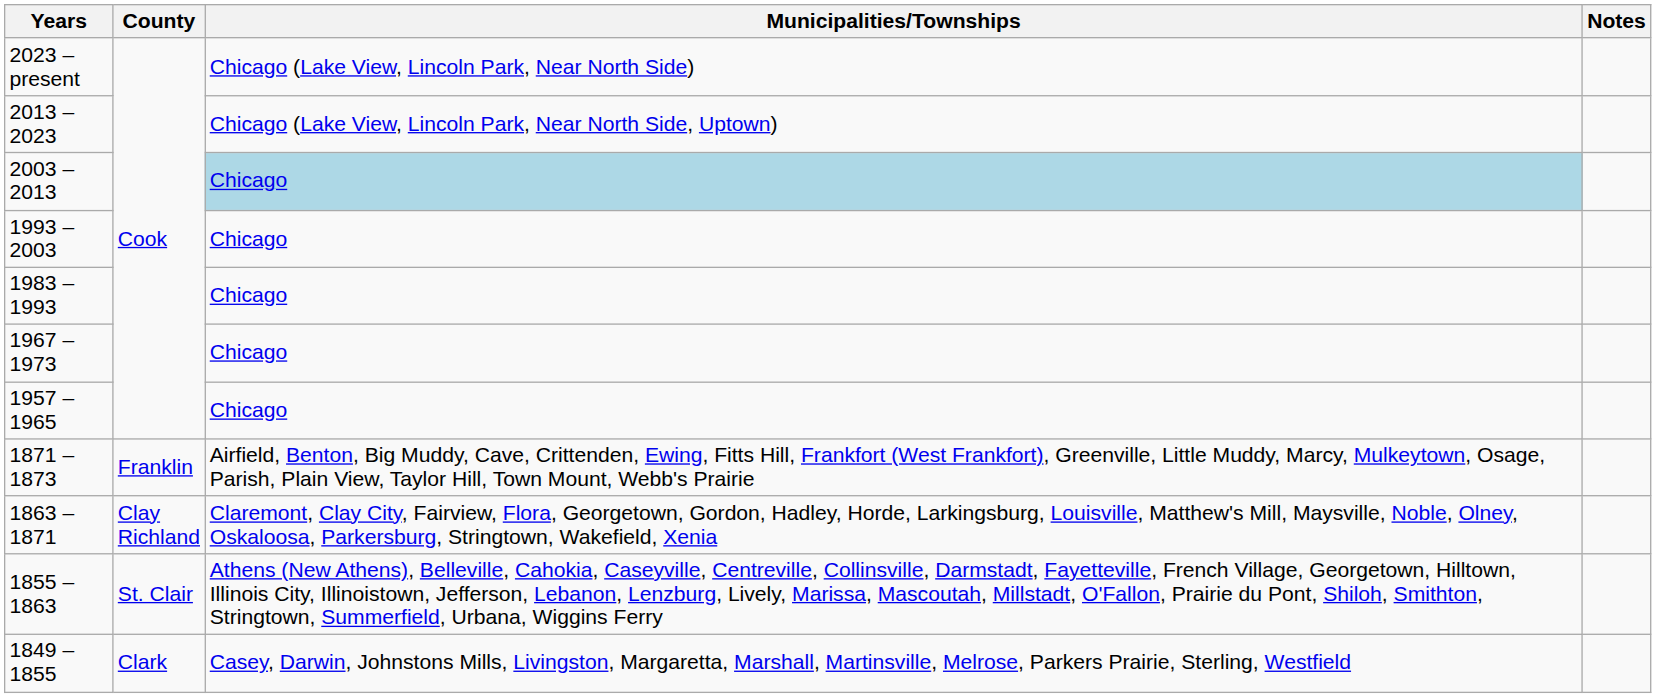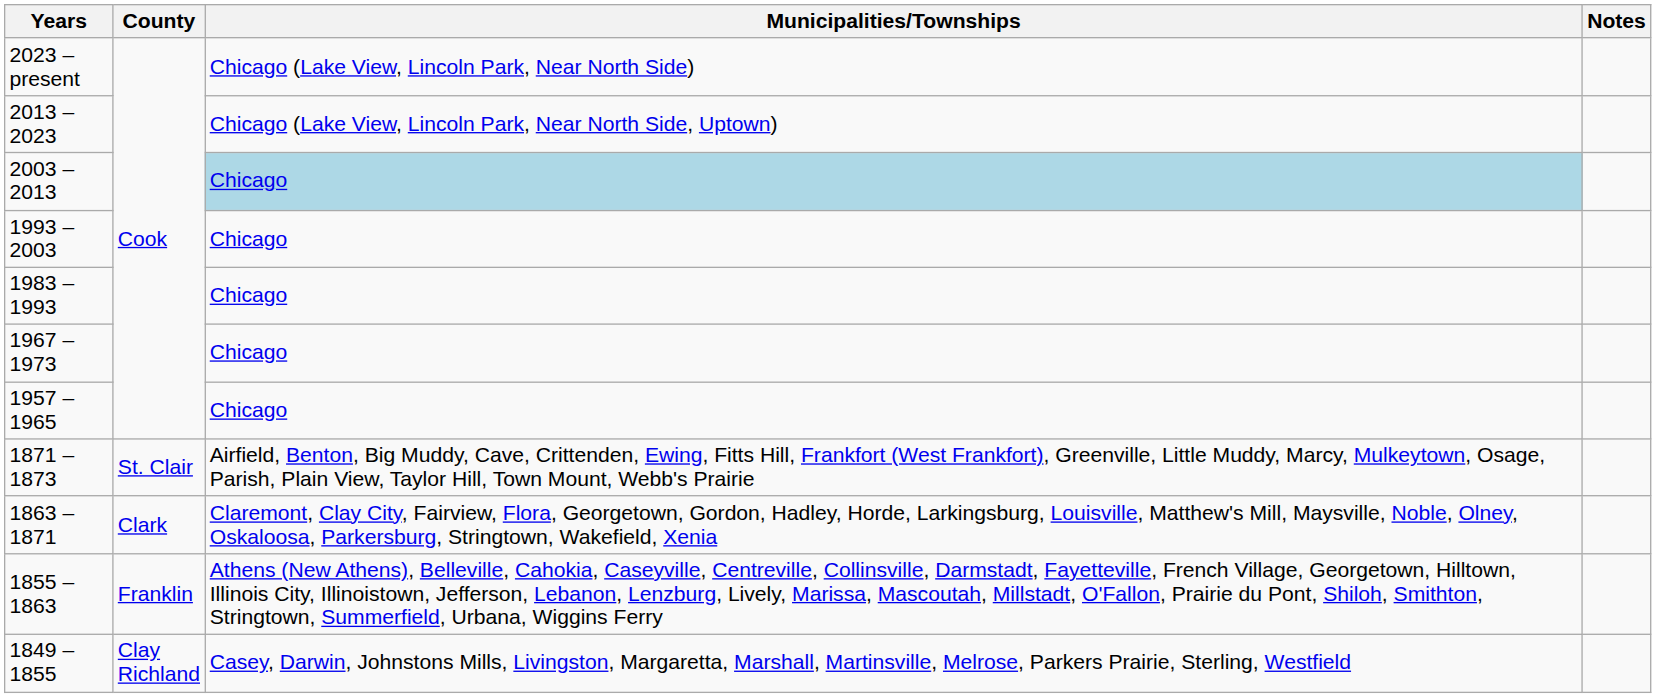(155, 467) Franklin -> (155, 467) St. Clair
(159, 524) Clay Richland -> (142, 524) Clark
(155, 593) St. Clair -> (155, 593) Franklin
(142, 662) Clark -> (159, 662) Clay Richland
